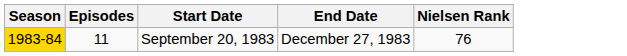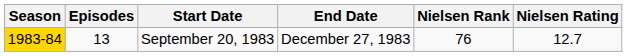+ column: (568, 16)
(101, 39) 11 -> (101, 39) 13
